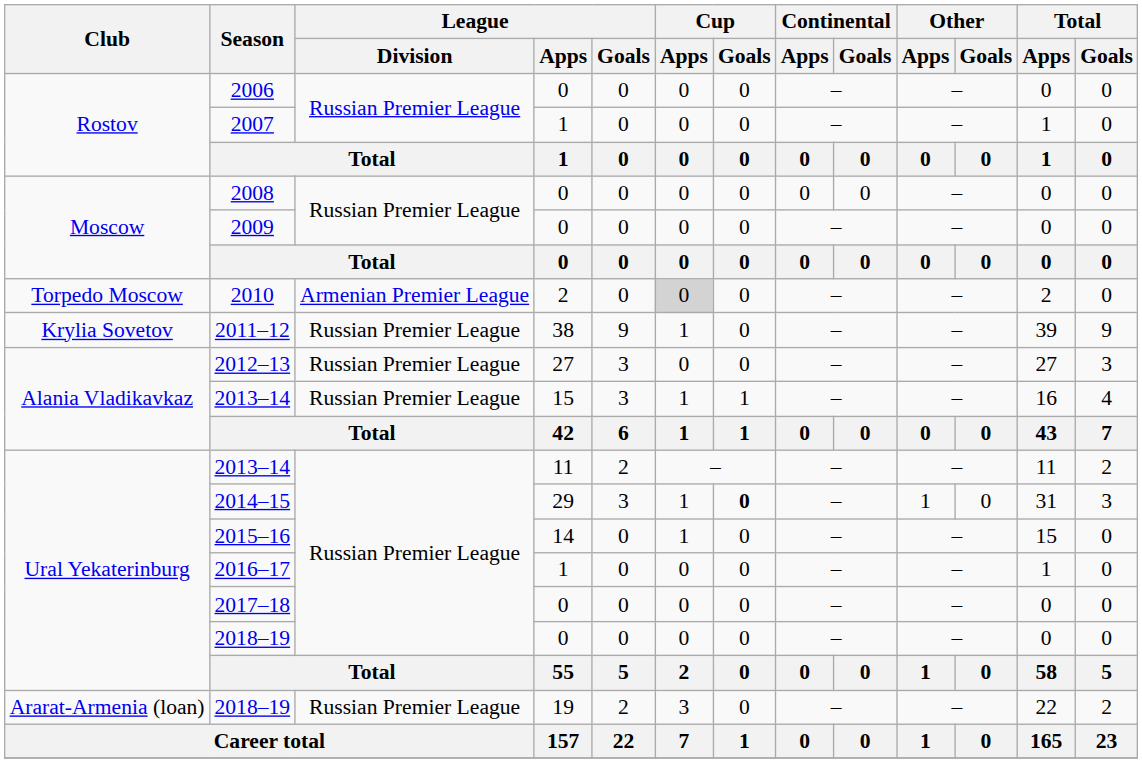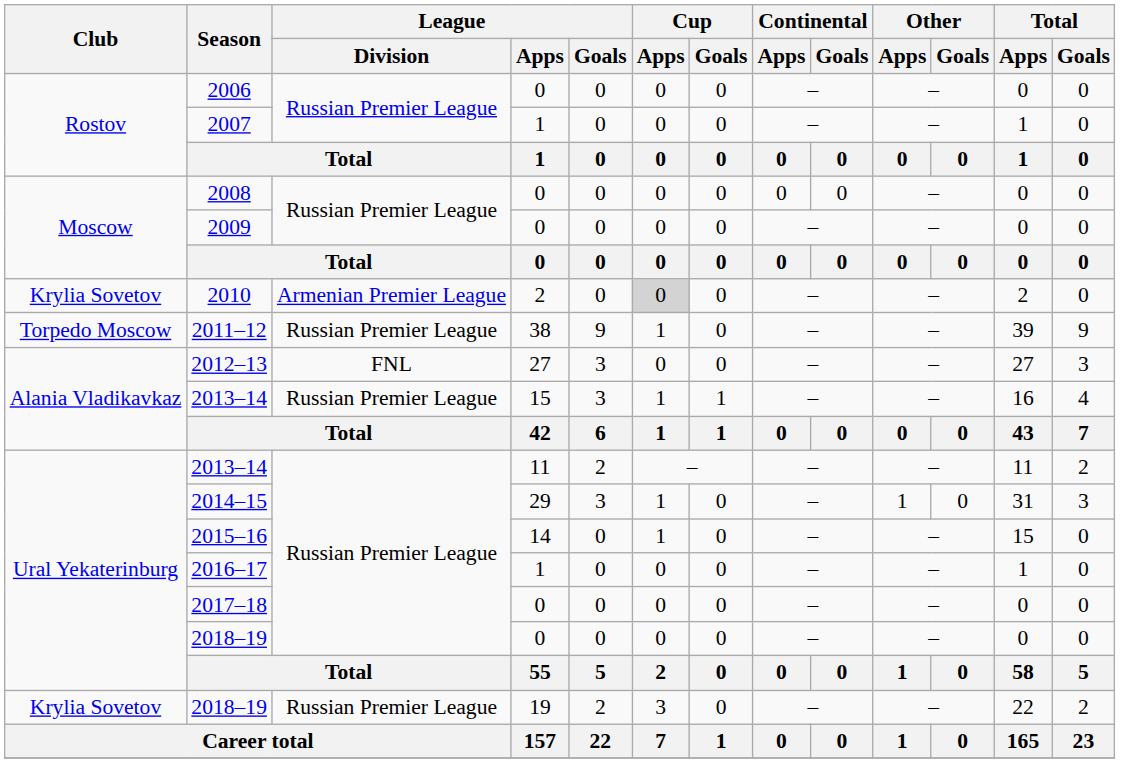(107, 295) Torpedo Moscow -> (96, 295) Krylia Sovetov
(107, 329) Krylia Sovetov -> (96, 329) Torpedo Moscow
(415, 364) Russian Premier League -> (391, 364) FNL
(744, 501) bold -> (721, 501) normal
(107, 706) Ararat-Armenia (loan) -> (96, 706) Krylia Sovetov
